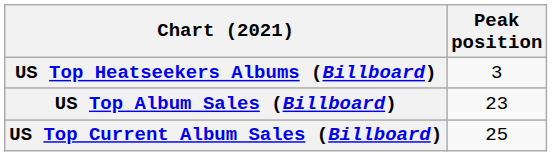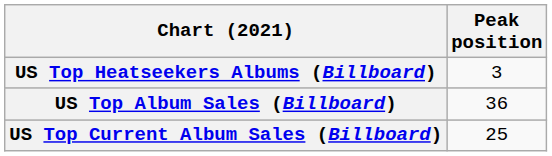(497, 104) 23 -> (497, 104) 36
